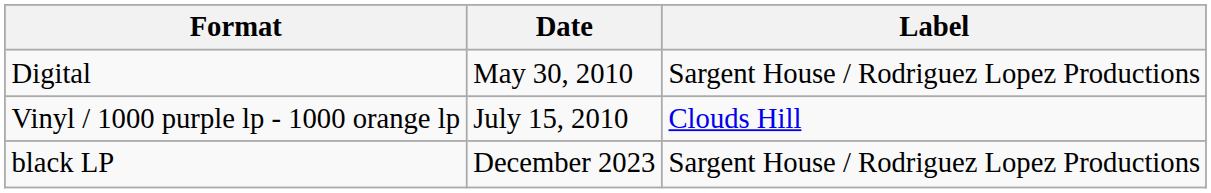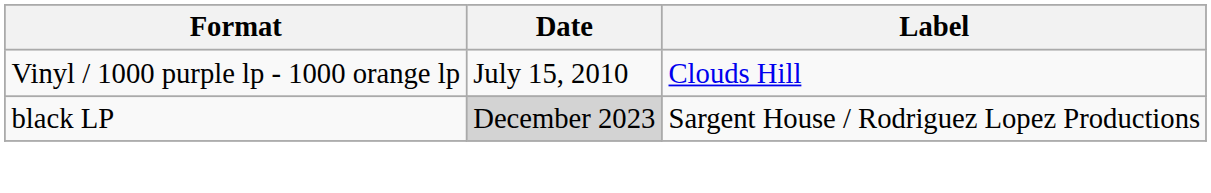- row: (51, 72)
(564, 163) no background -> (564, 118) lightgrey background
